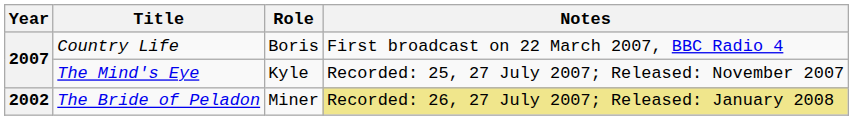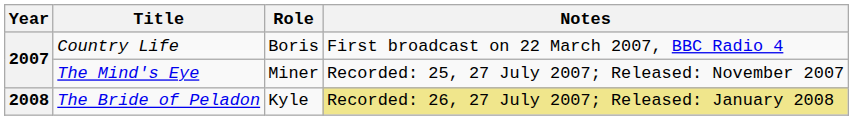(288, 74) Kyle -> (294, 74) Miner
(29, 101) 2002 -> (29, 101) 2008
(294, 101) Miner -> (288, 101) Kyle
